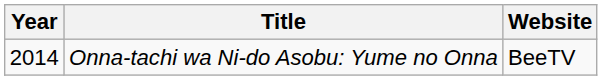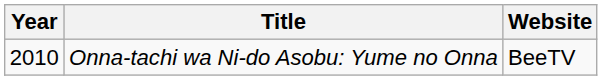(34, 57) 2014 -> (34, 57) 2010
